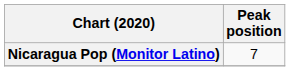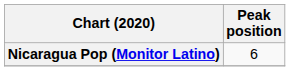(254, 54) 7 -> (254, 54) 6
